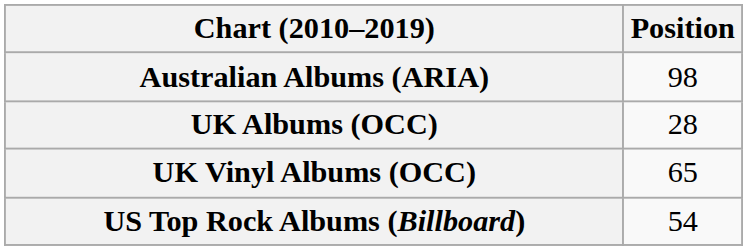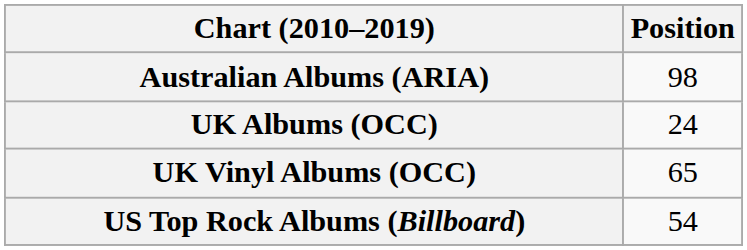(683, 124) 28 -> (683, 124) 24
